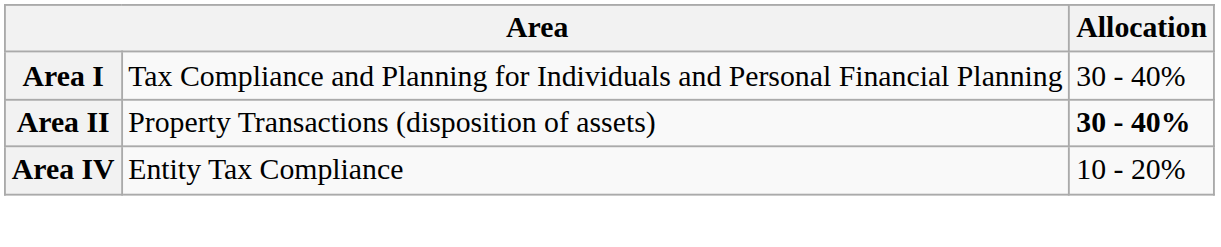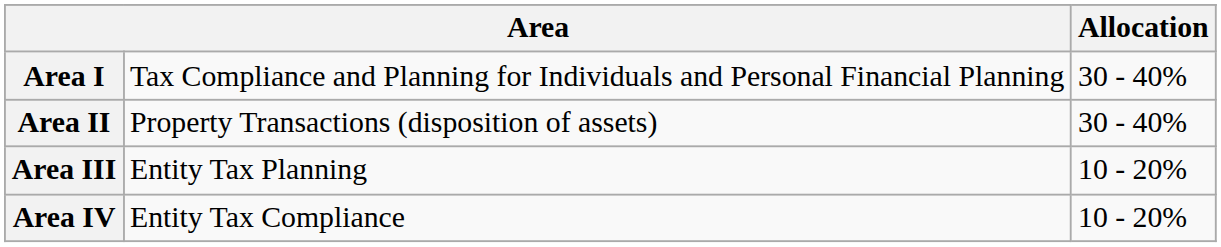(1133, 122) bold -> (1133, 122) normal
+ row: (64, 169)
